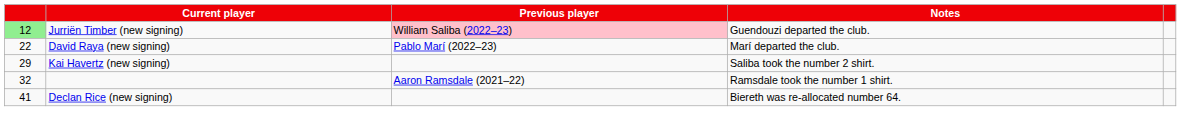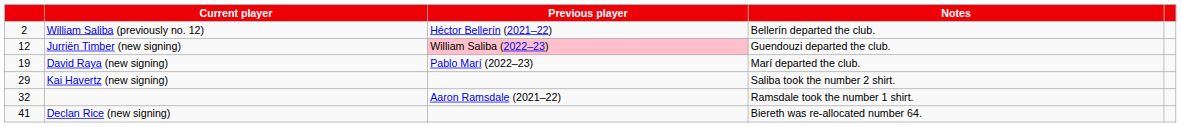+ row: (125, 30)
(25, 30) lightgreen background -> (24, 47) no background
(25, 47) 22 -> (24, 64) 19
